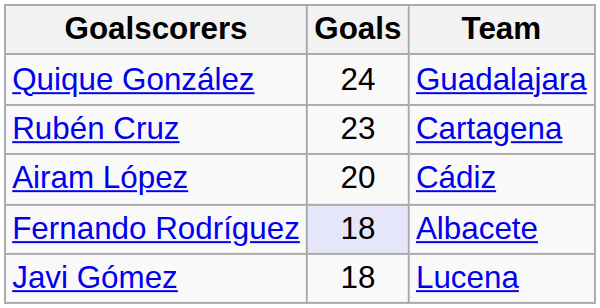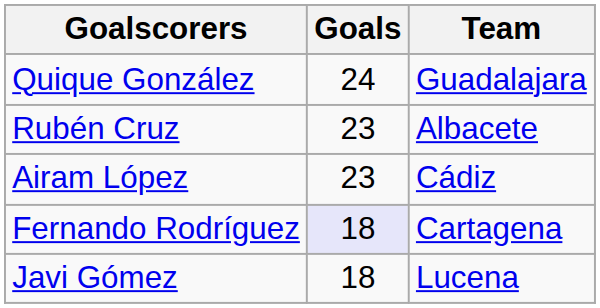(489, 128) Cartagena -> (477, 128) Albacete
(358, 178) 20 -> (358, 178) 23
(477, 228) Albacete -> (489, 228) Cartagena
